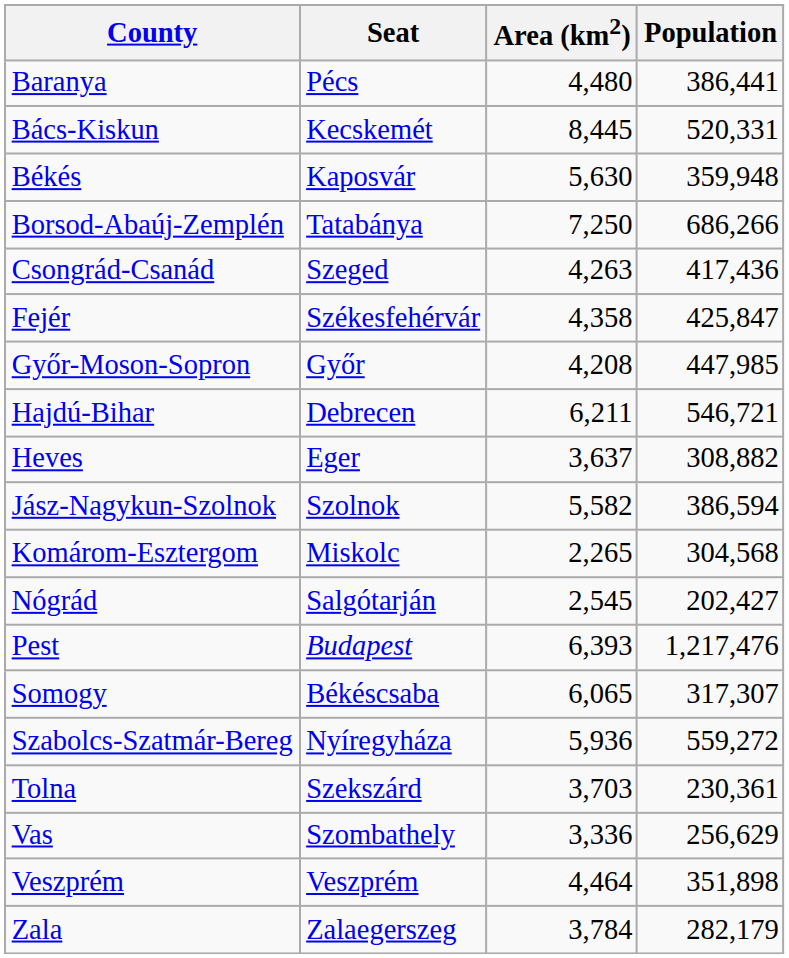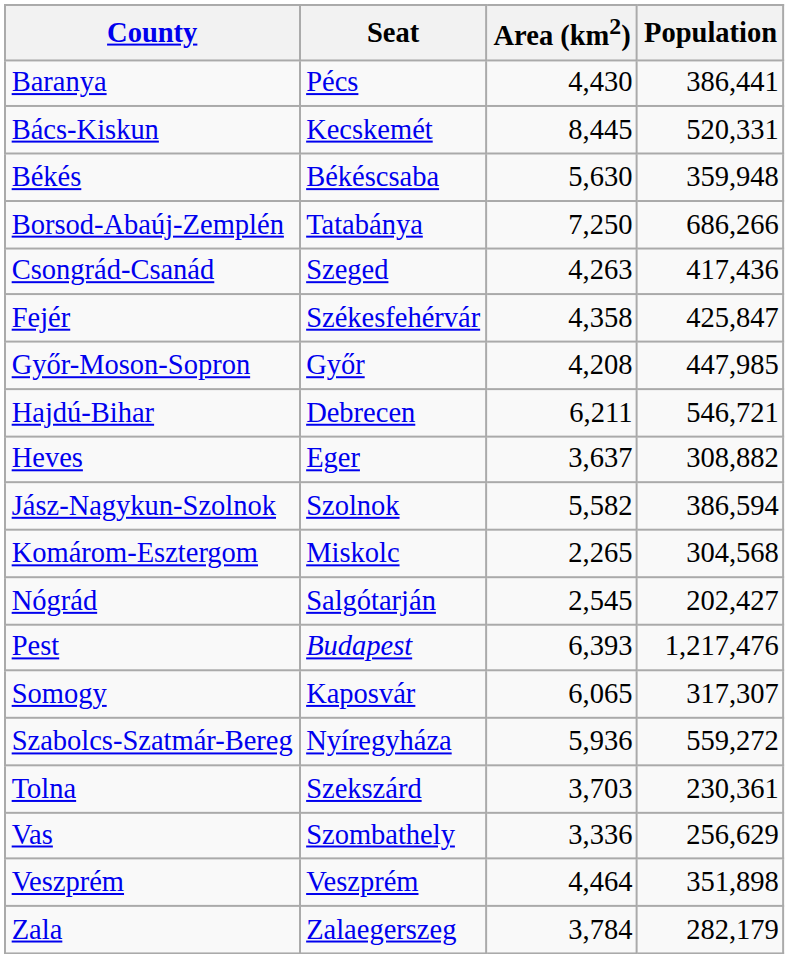(600, 82) 4,480 -> (600, 82) 4,430
(361, 176) Kaposvár -> (373, 176) Békéscsaba
(373, 693) Békéscsaba -> (361, 693) Kaposvár
